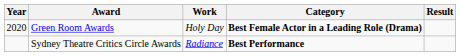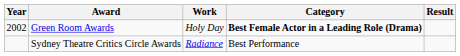(17, 28) 2020 -> (17, 28) 2002
(266, 43) bold -> (264, 43) normal
